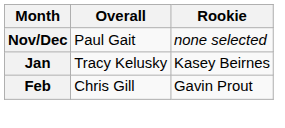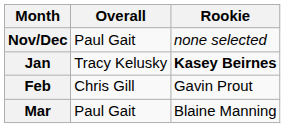(222, 63) normal -> (225, 63) bold
+ row: (38, 110)
